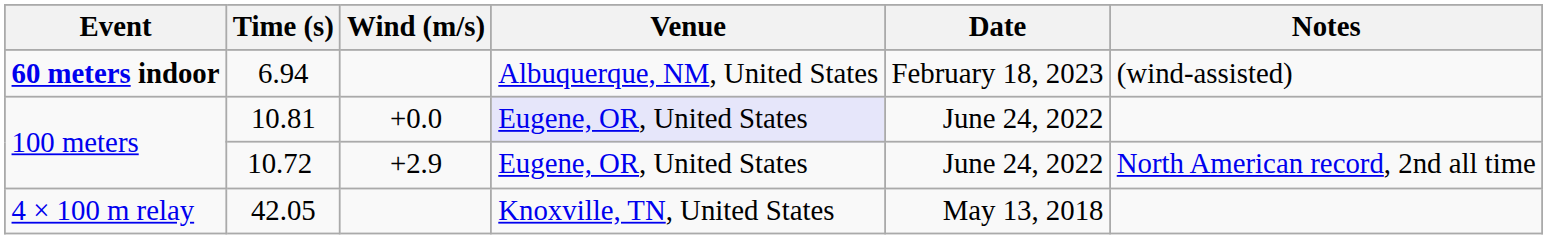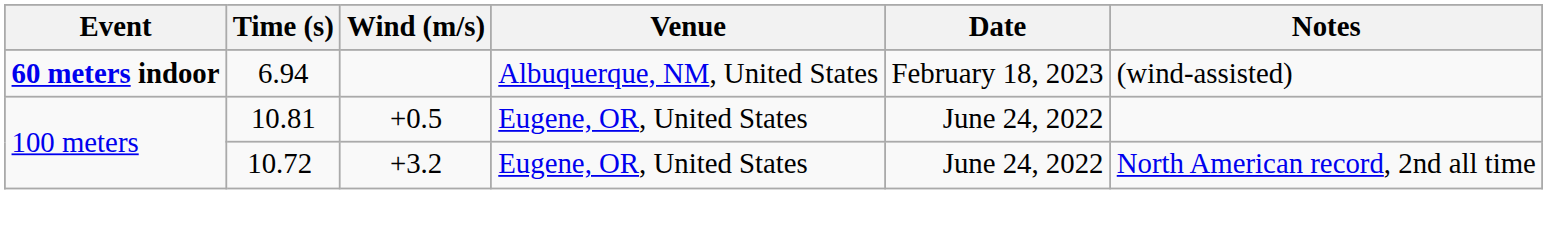(416, 118) +0.0 -> (416, 118) +0.5
(653, 118) lavender background -> (653, 118) no background
(416, 164) +2.9 -> (416, 164) +3.2
- row: (283, 210)
